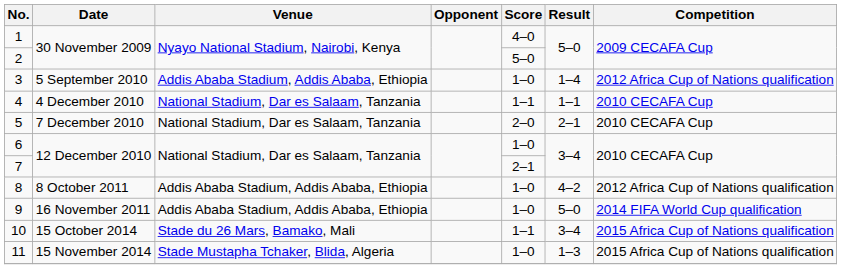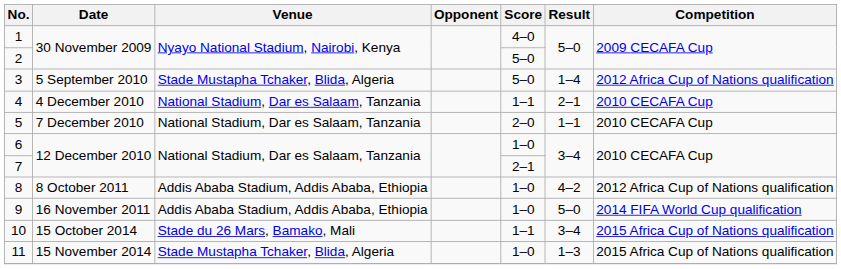(293, 79) Addis Ababa Stadium, Addis Ababa, Ethiopia -> (276, 79) Stade Mustapha Tchaker, Blida, Algeria
(523, 79) 1–0 -> (523, 79) 5–0
(569, 101) 1–1 -> (569, 101) 2–1
(569, 123) 2–1 -> (569, 123) 1–1
